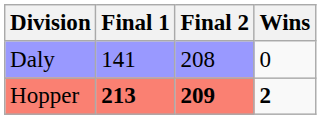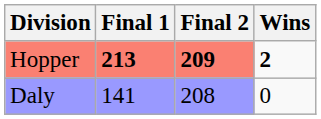rows swapped: (45, 95) <-> (32, 59)
